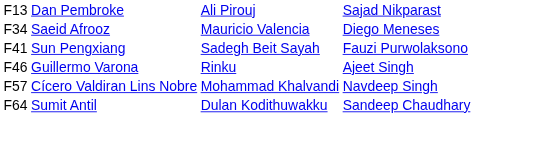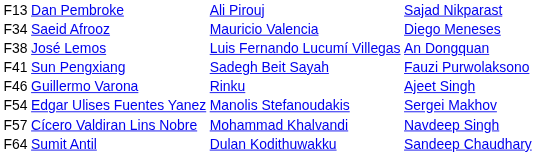+ row: (69, 48)
+ row: (119, 106)
